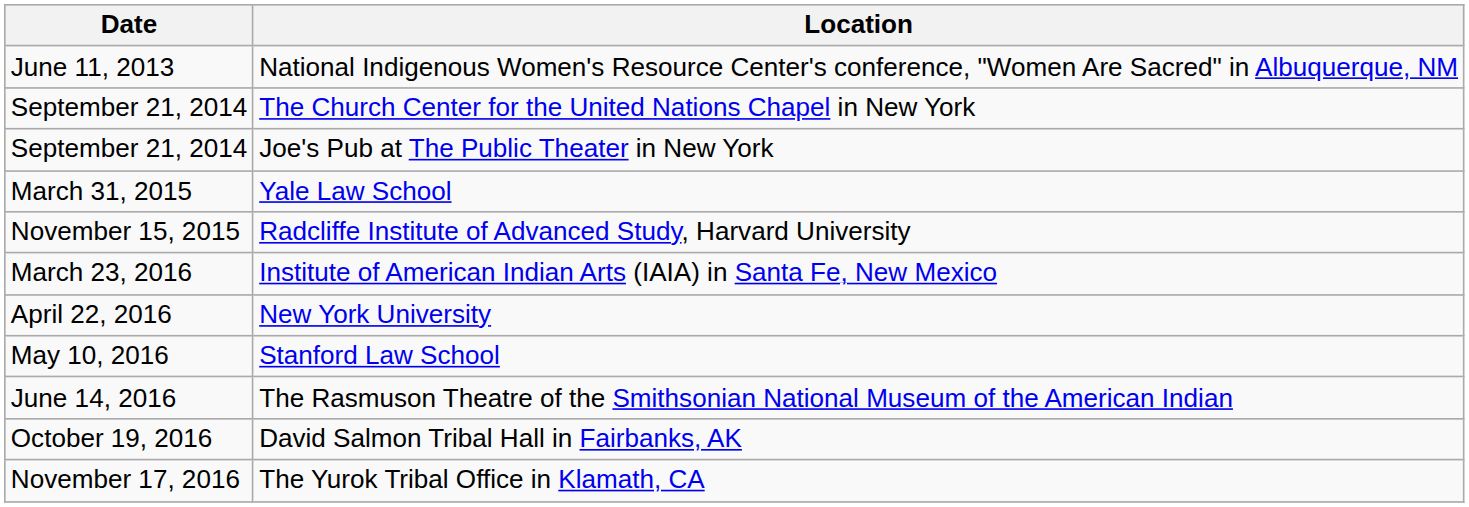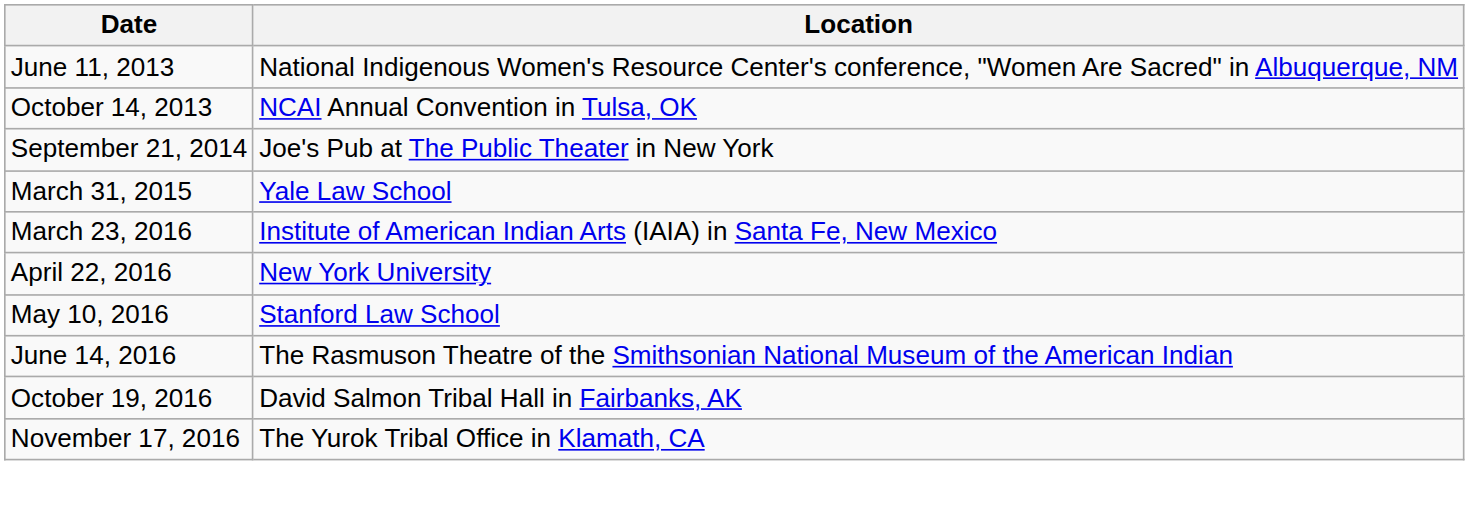+ row: (478, 107)
- row: (617, 107)
- row: (585, 231)
